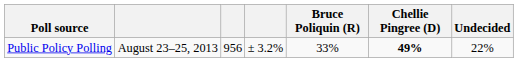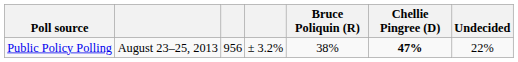(327, 47) 33% -> (327, 47) 38%
(410, 47) 49% -> (410, 47) 47%
